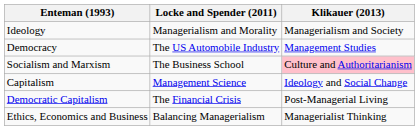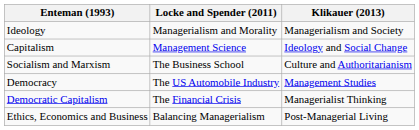rows swapped: (30, 82) <-> (32, 47)
(348, 64) pink background -> (348, 64) no background
(336, 99) Post-Managerial Living -> (335, 99) Managerialist Thinking
(335, 116) Managerialist Thinking -> (336, 116) Post-Managerial Living
